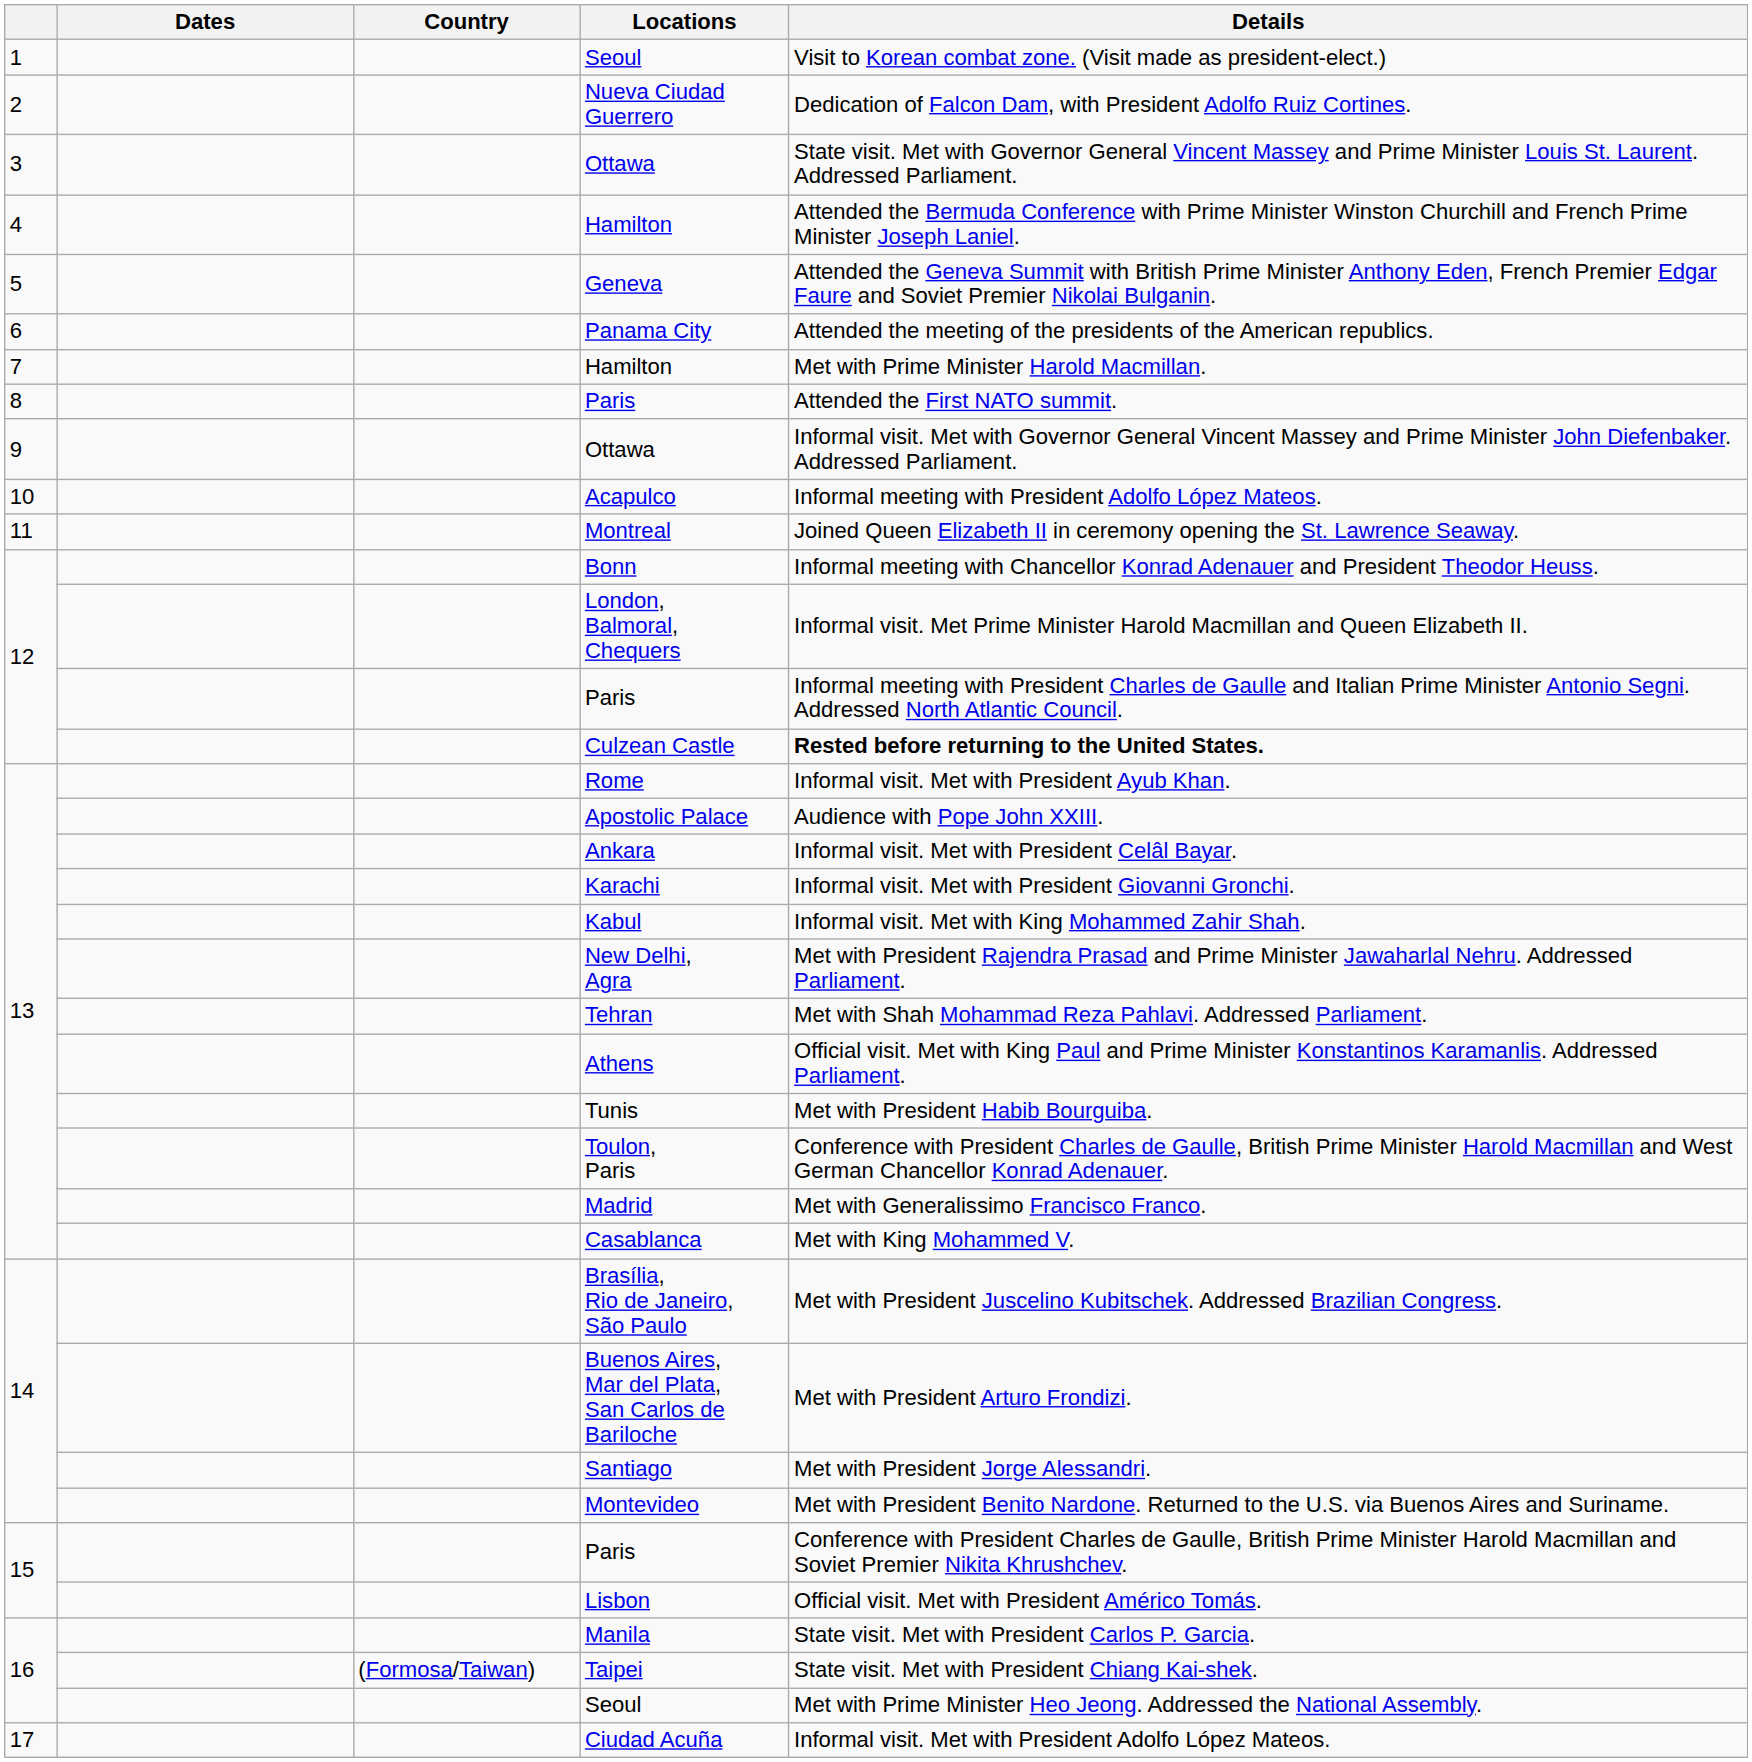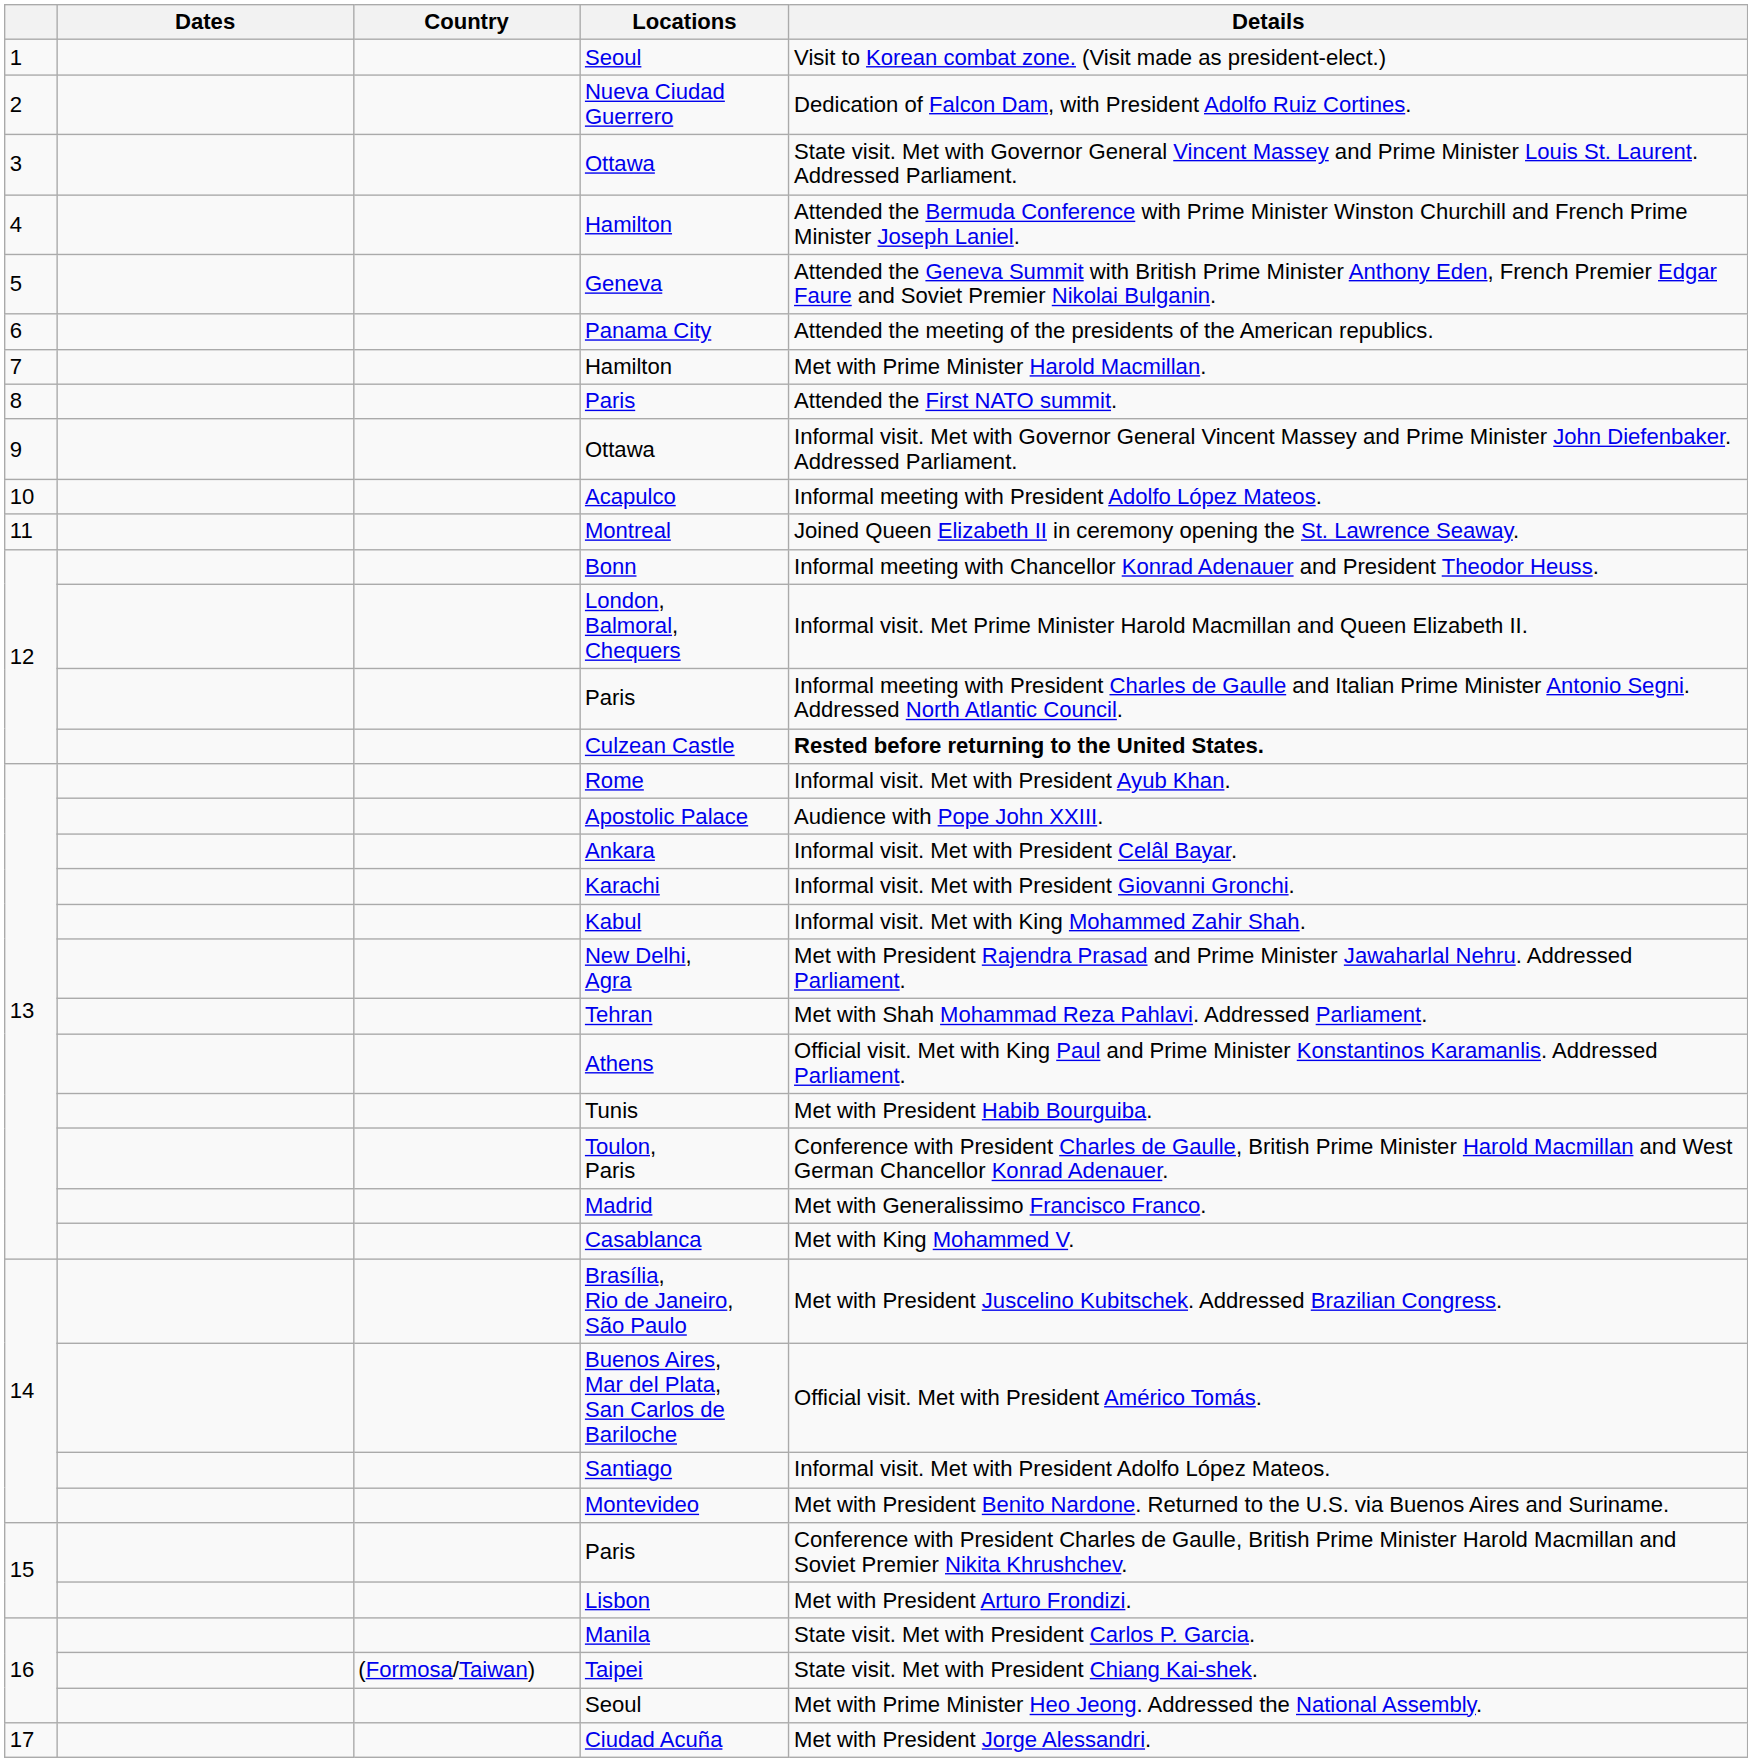(963, 1397) Met with President Arturo Frondizi. -> (1028, 1397) Official visit. Met with President Américo Tomás.
(973, 1469) Met with President Jorge Alessandri. -> (1062, 1469) Informal visit. Met with President Adolfo López Mateos.
(1028, 1599) Official visit. Met with President Américo Tomás. -> (963, 1599) Met with President Arturo Frondizi.
(1062, 1739) Informal visit. Met with President Adolfo López Mateos. -> (973, 1739) Met with President Jorge Alessandri.
